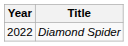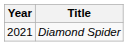(20, 31) 2022 -> (20, 31) 2021
